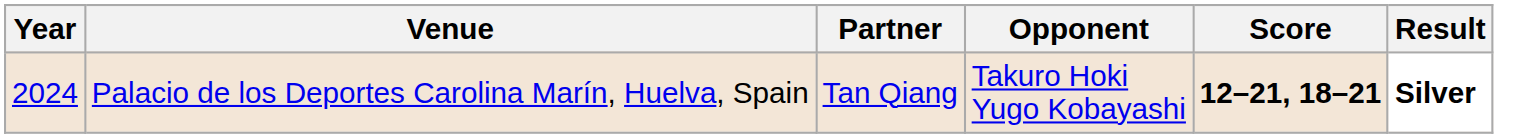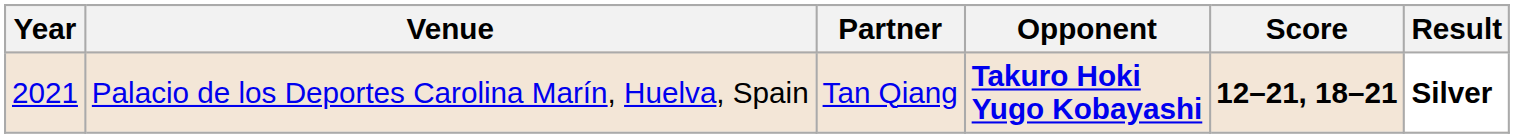(45, 92) 2024 -> (45, 92) 2021
(1079, 92) normal -> (1087, 92) bold
